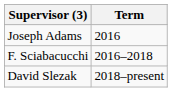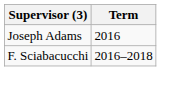- row: (42, 76)
